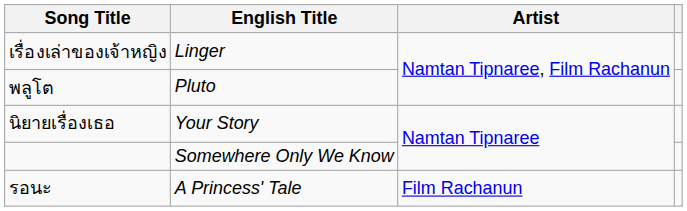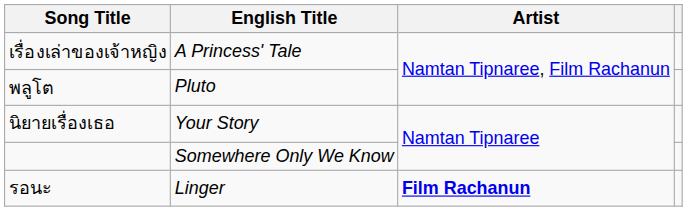(200, 51) Linger -> (238, 51) A Princess' Tale
(238, 188) A Princess' Tale -> (200, 188) Linger
(462, 188) normal -> (466, 188) bold
